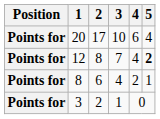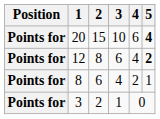(99, 37) 17 -> (99, 37) 15
(149, 37) normal -> (149, 37) bold
(119, 59) 7 -> (119, 59) 6
